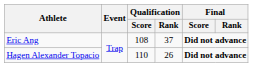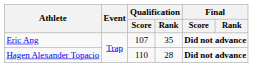(142, 40) 108 -> (142, 40) 107
(169, 40) 37 -> (169, 40) 35
(169, 55) 26 -> (169, 55) 28
